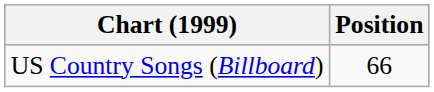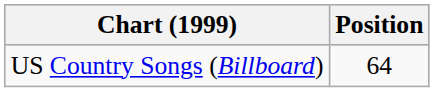(379, 65) 66 -> (379, 65) 64
